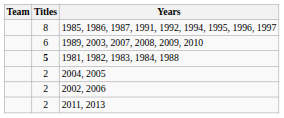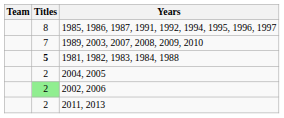(46, 43) 6 -> (46, 43) 7
(46, 89) no background -> (46, 89) lightgreen background
